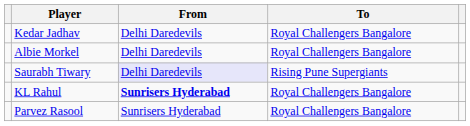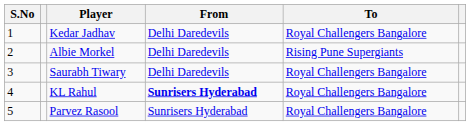+ column: (22, 13)
(341, 52) Royal Challengers Bangalore -> (344, 52) Rising Pune Supergiants
(161, 71) lavender background -> (188, 71) no background
(329, 71) Rising Pune Supergiants -> (356, 71) Royal Challengers Bangalore
